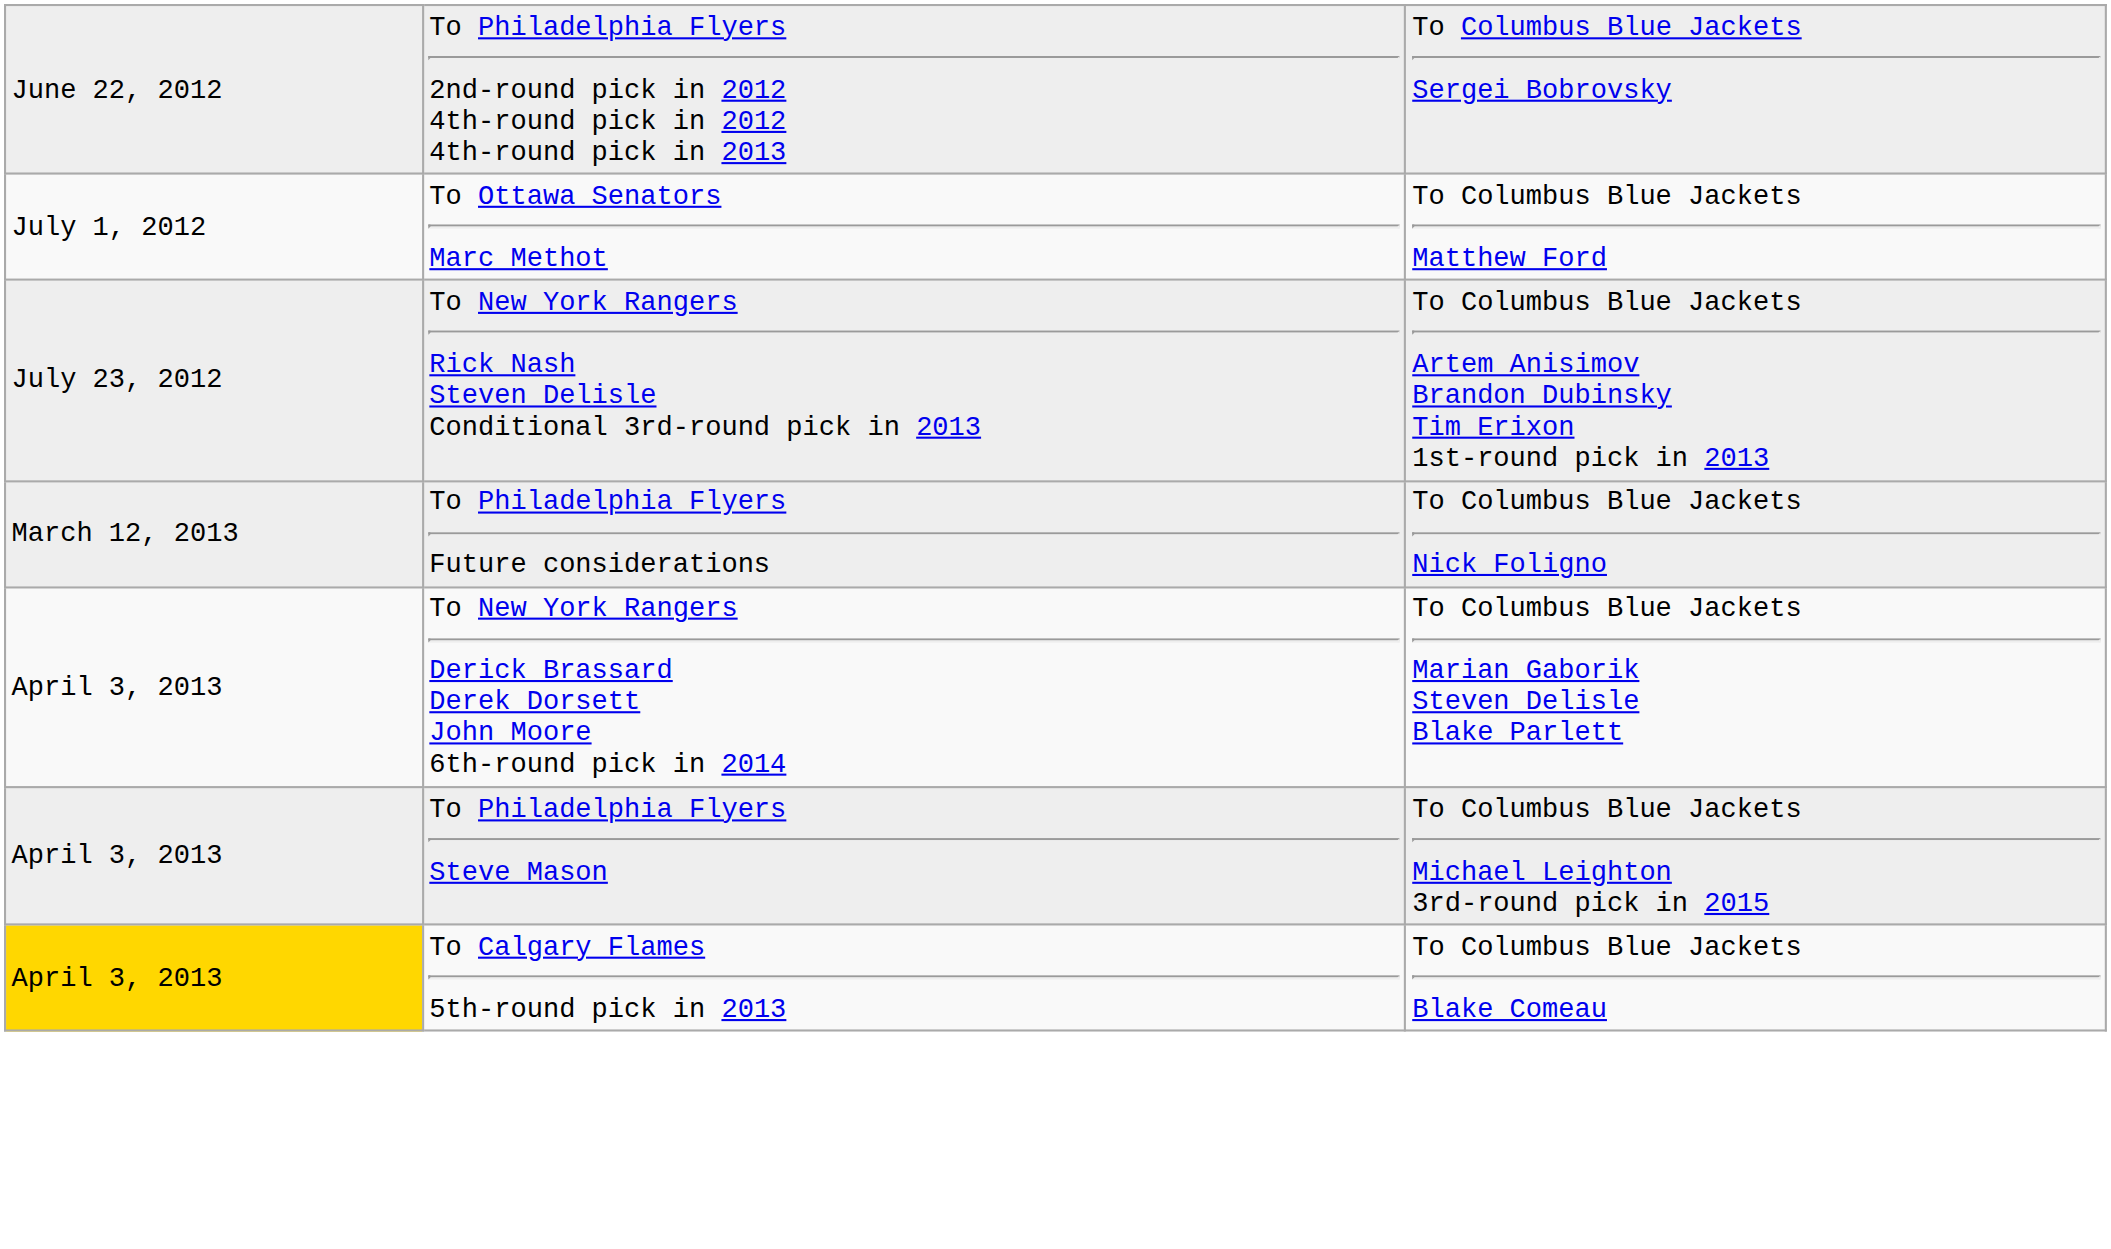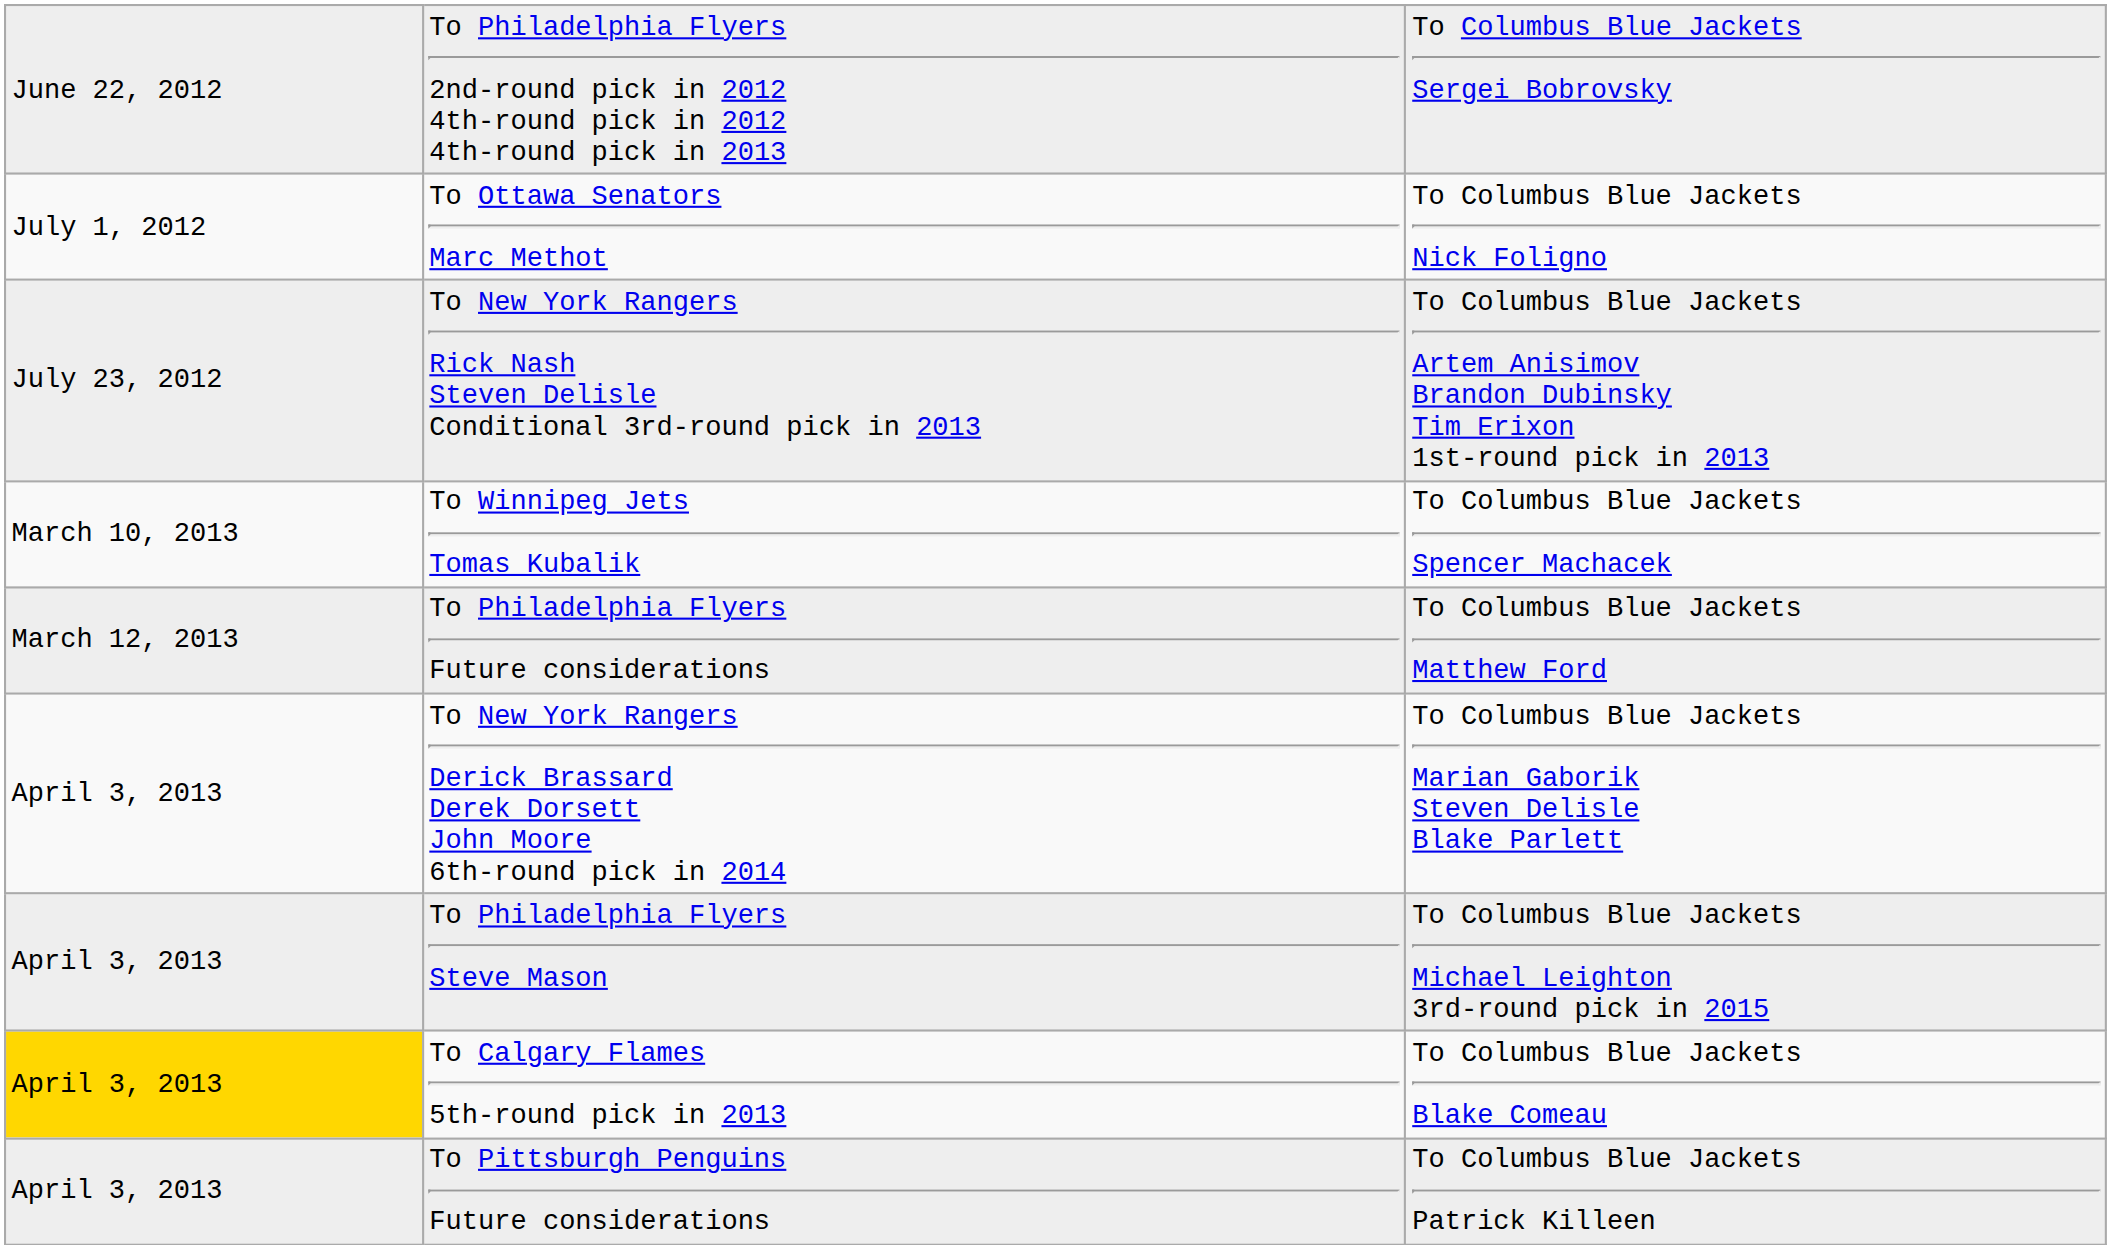(1756, 227) To Columbus Blue Jackets Matthew Ford -> (1756, 227) To Columbus Blue Jackets Nick Foligno
+ row: (914, 534)
(1756, 534) To Columbus Blue Jackets Nick Foligno -> (1756, 640) To Columbus Blue Jackets Matthew Ford
+ row: (914, 1191)
